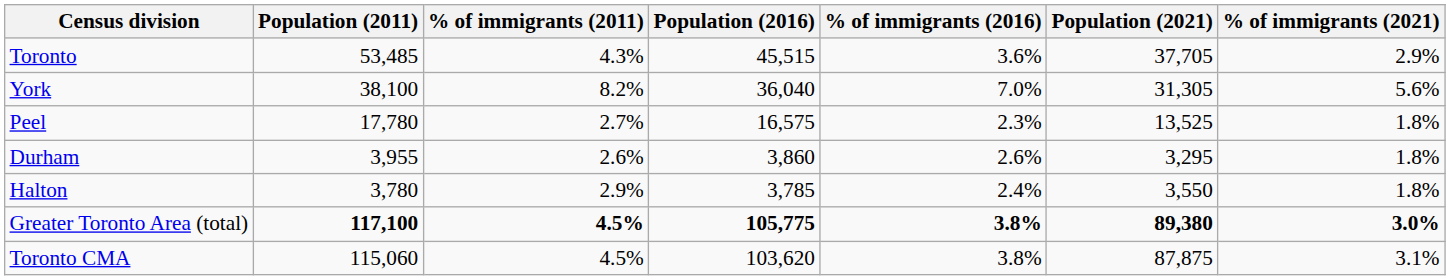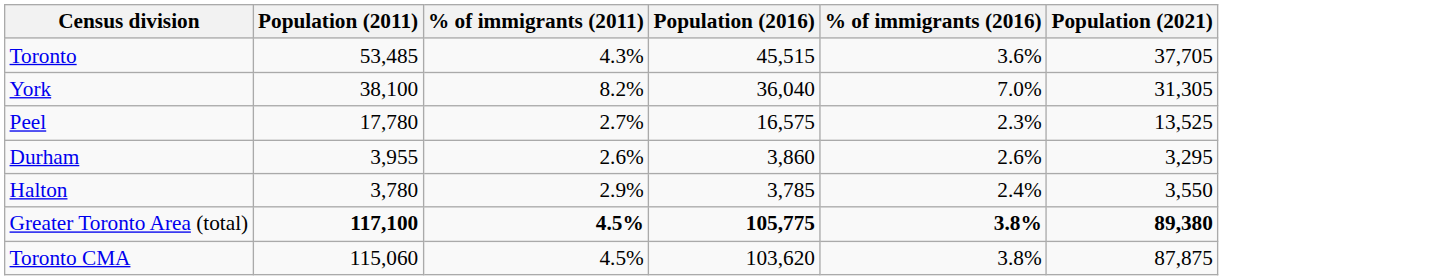- column: (1331, 21)
